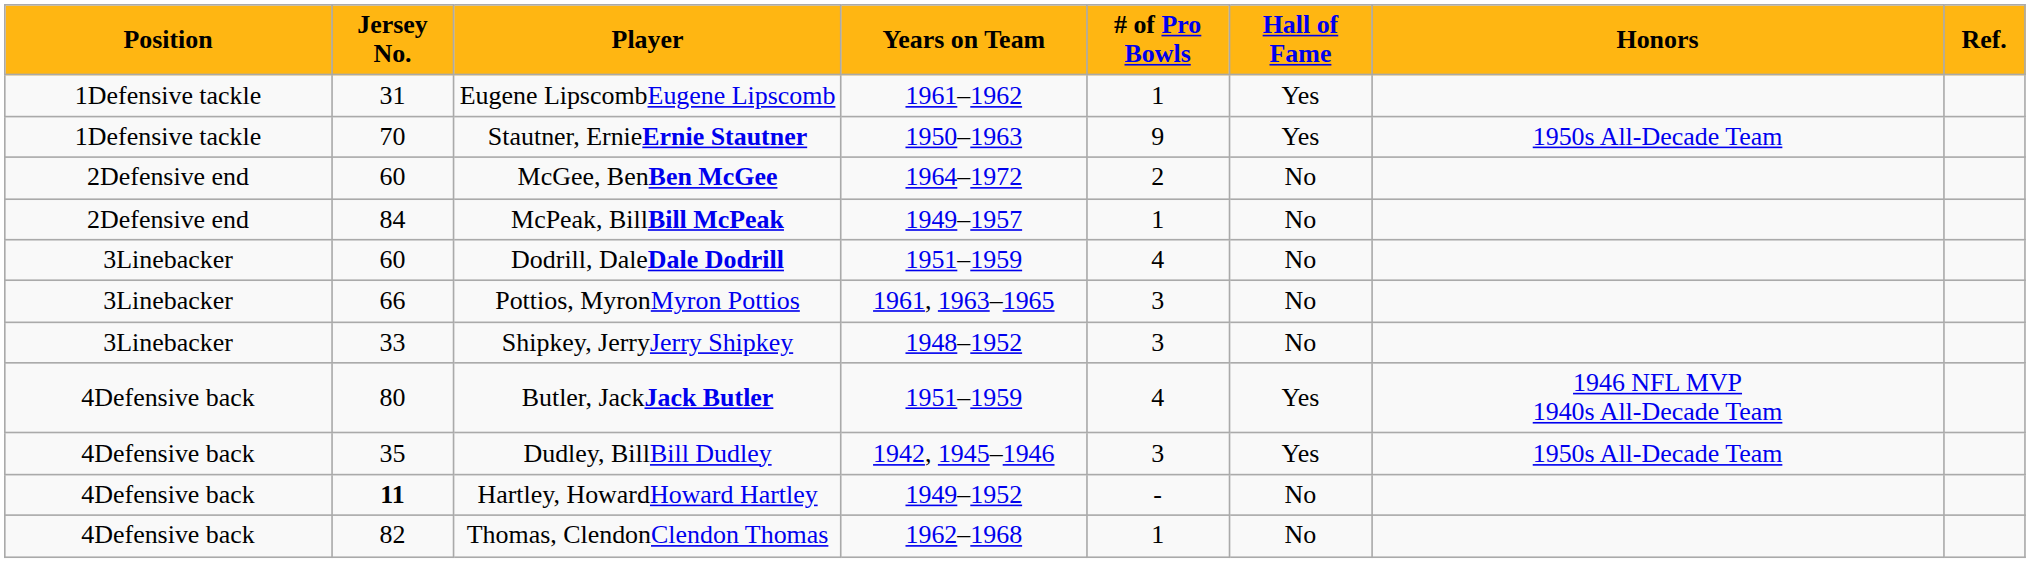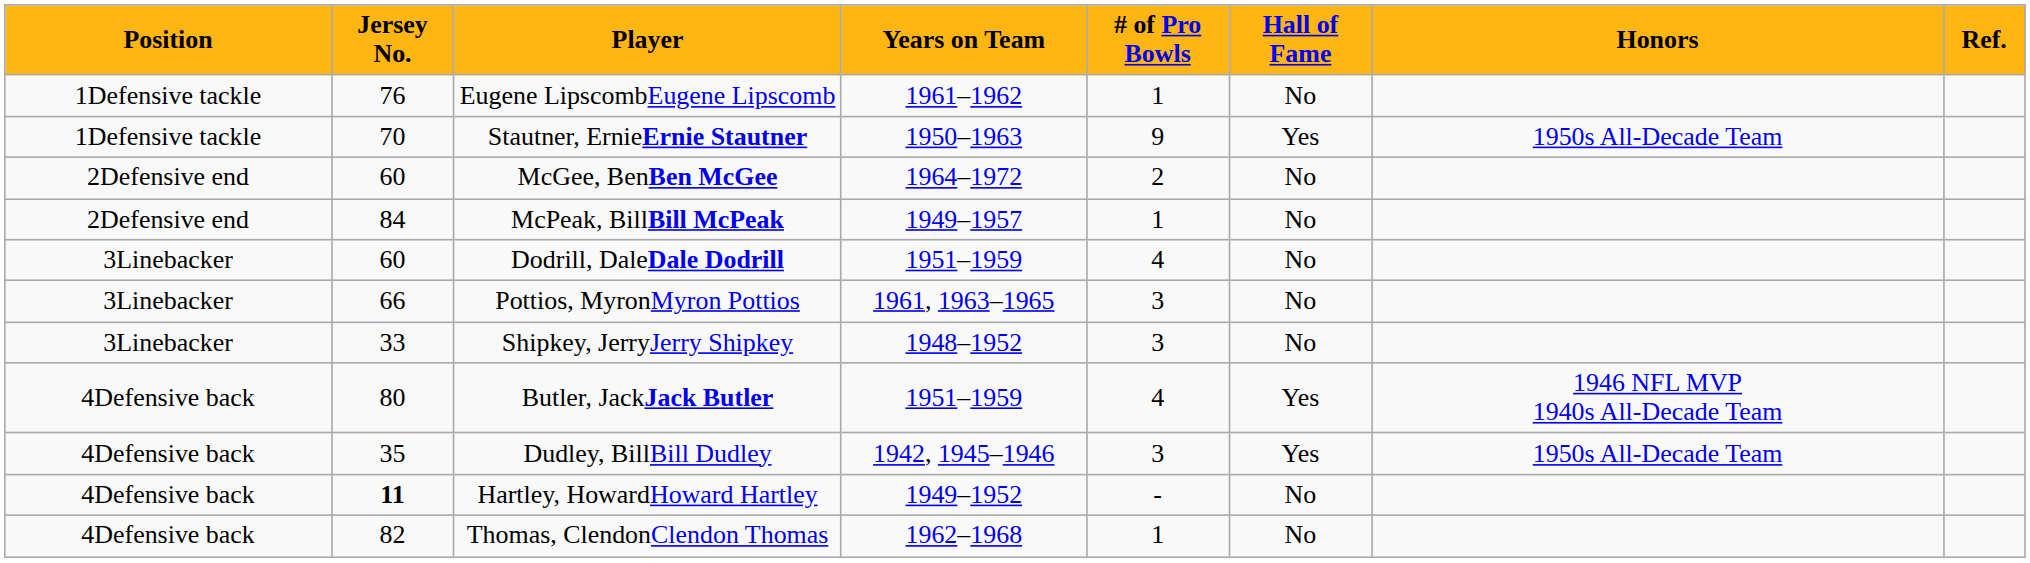(392, 95) 31 -> (392, 95) 76
(1300, 95) Yes -> (1300, 95) No
